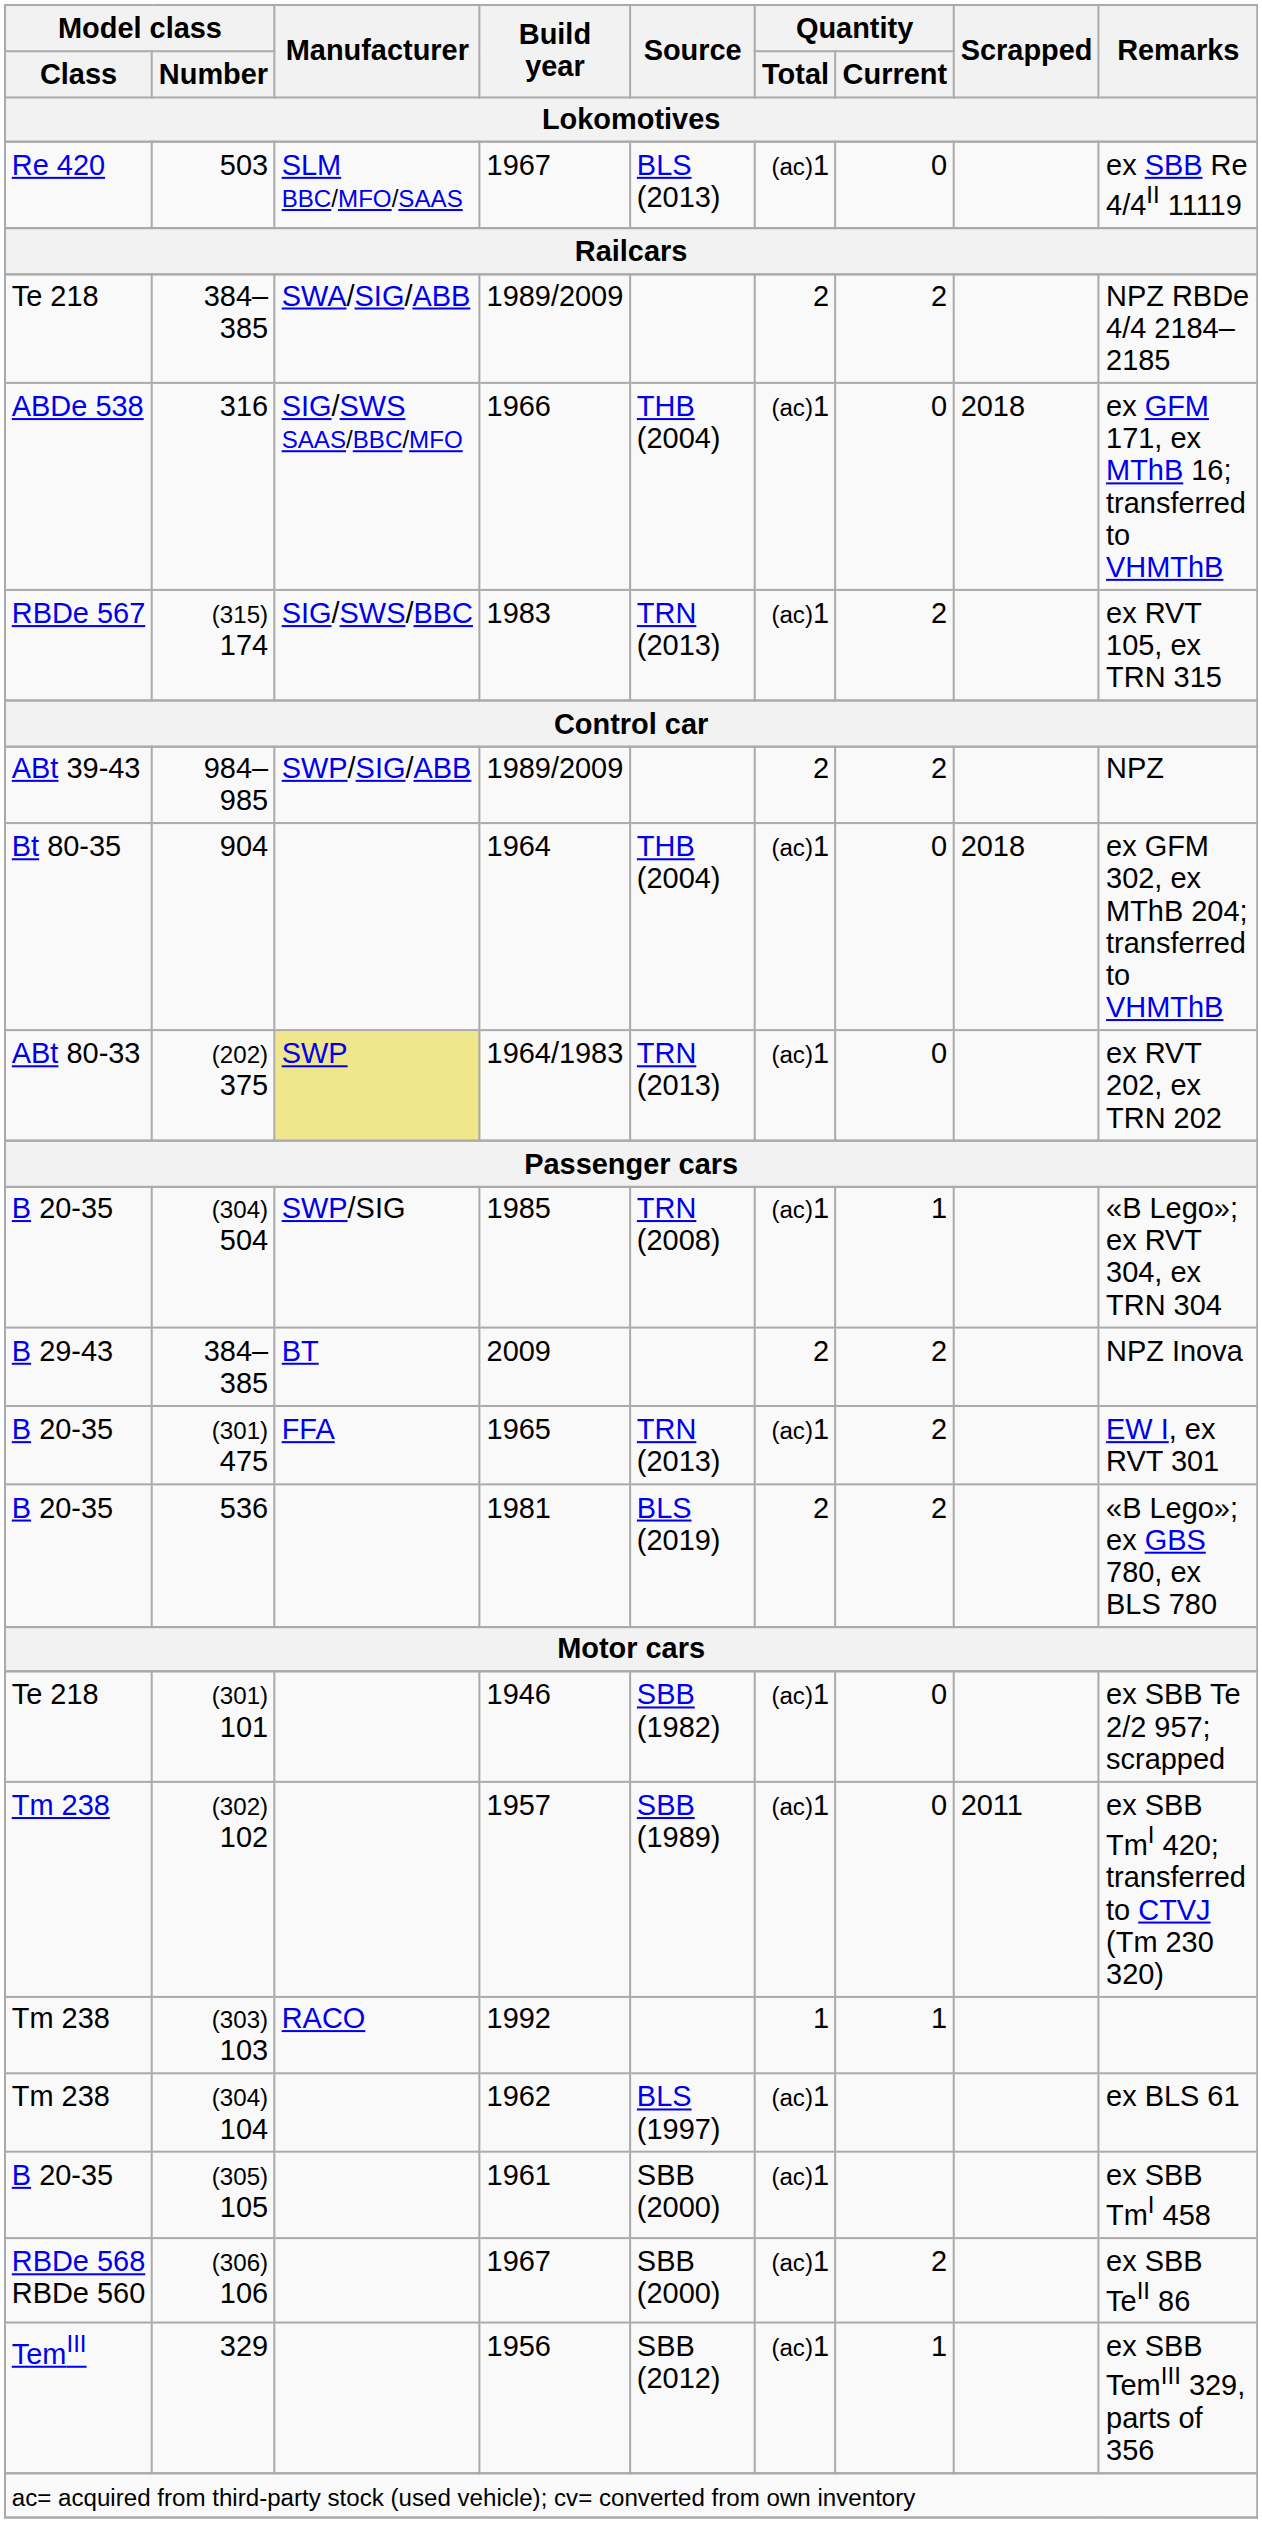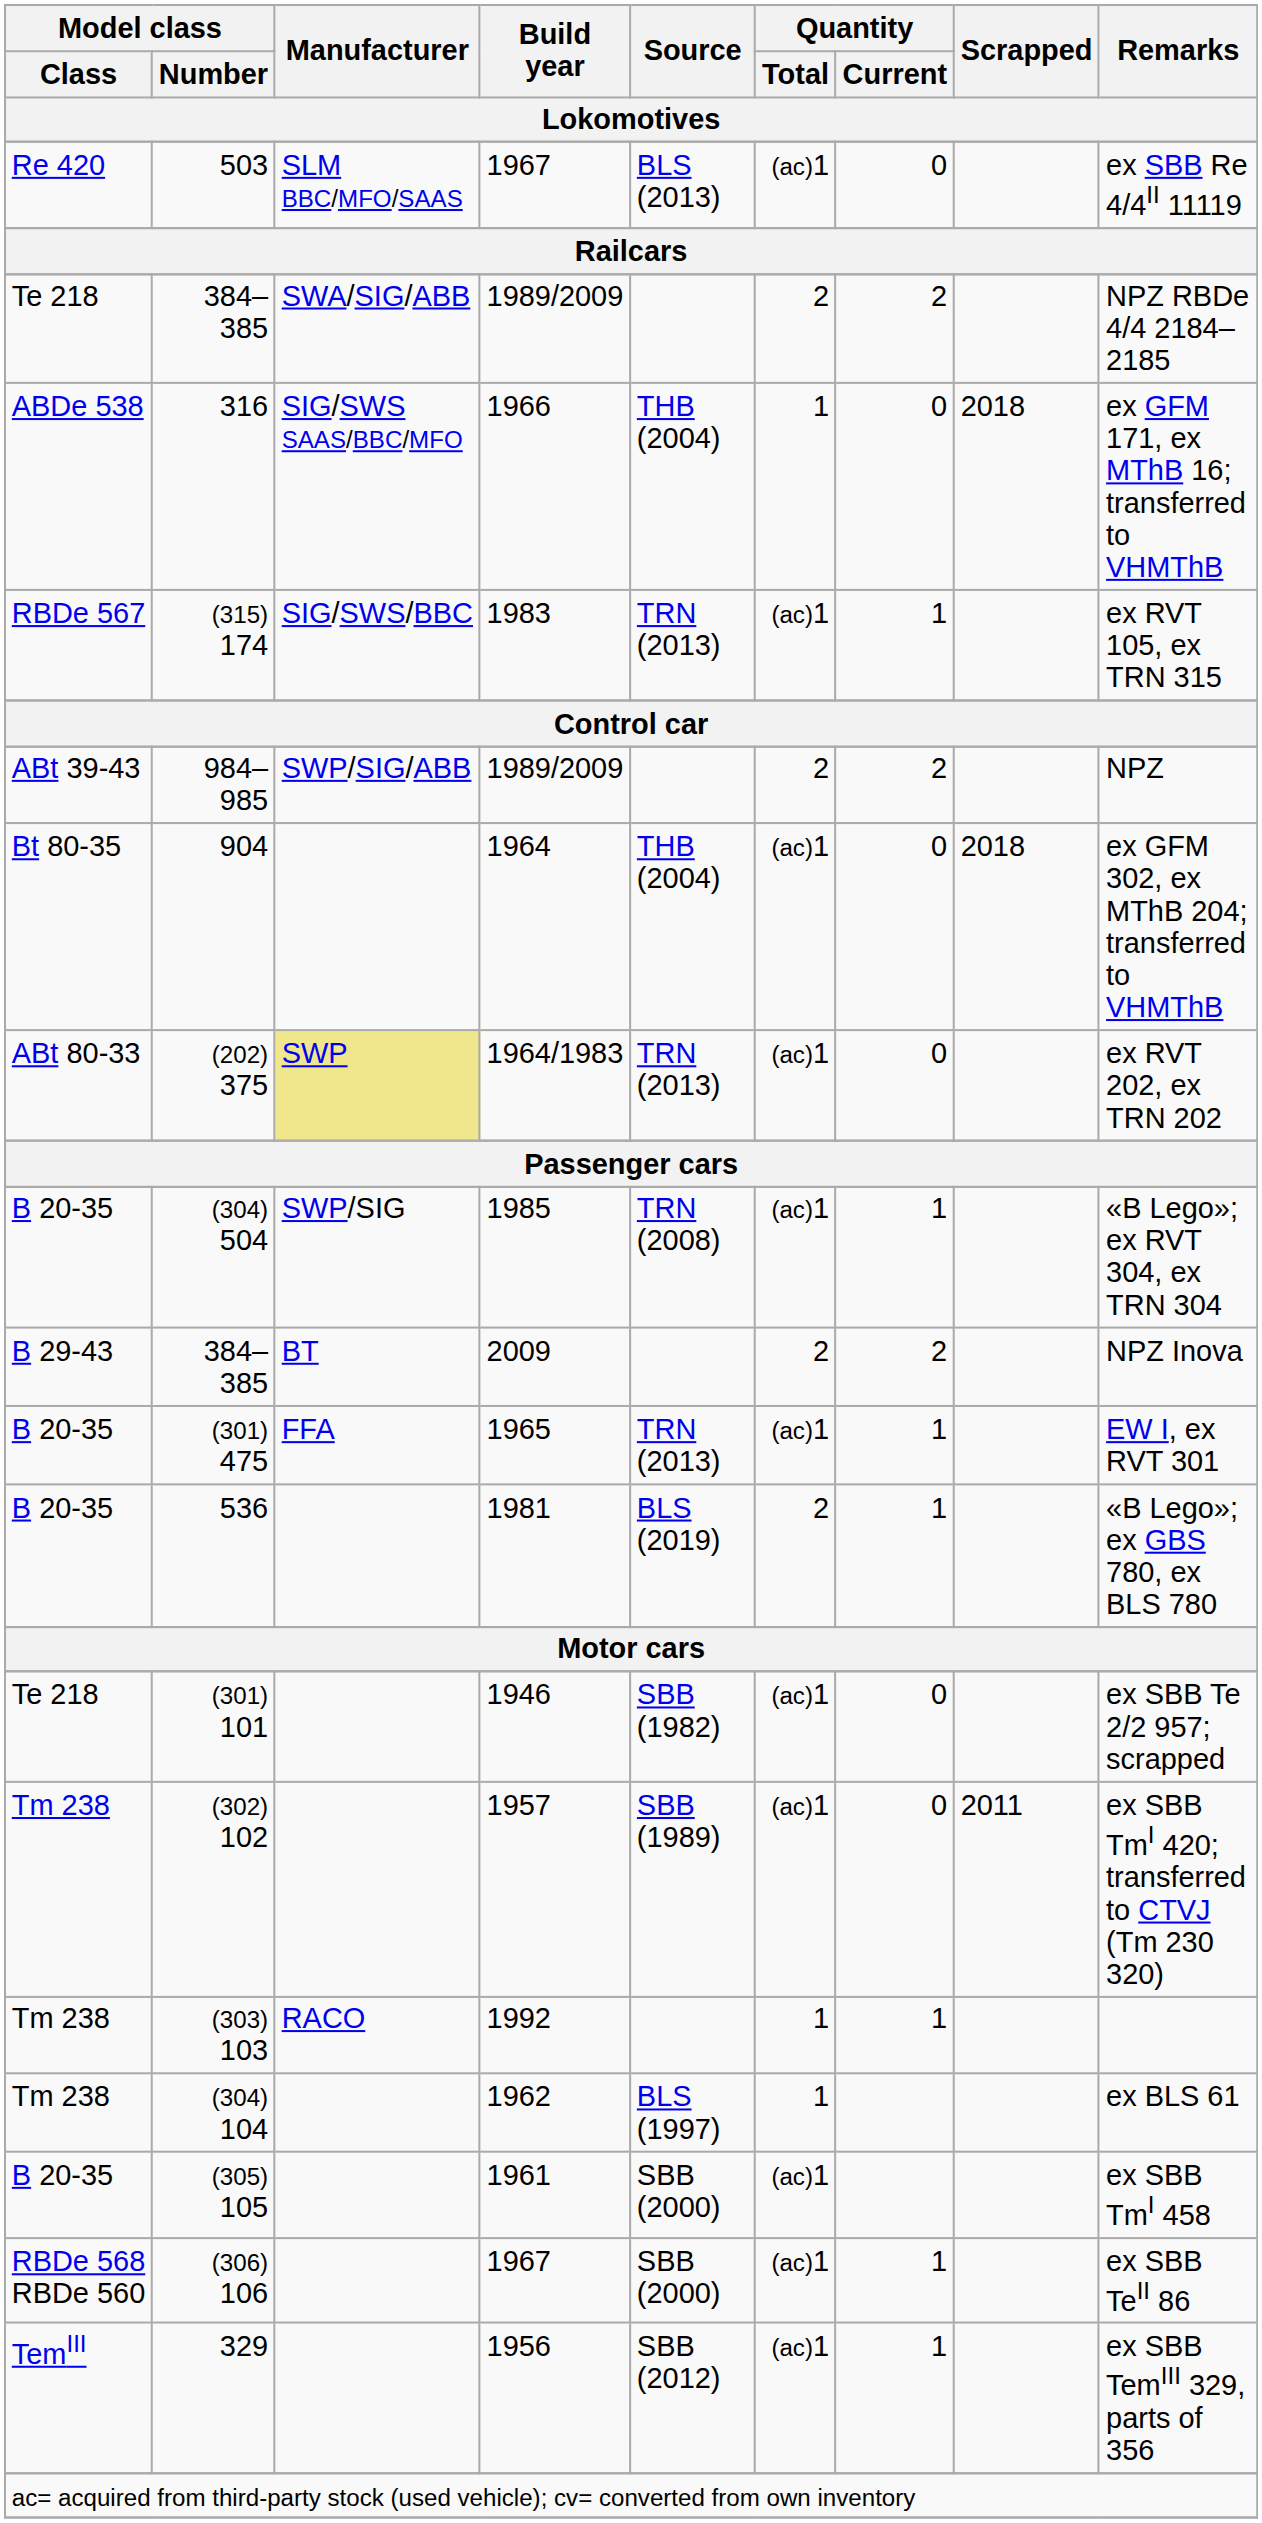(800, 407) (ac)1 -> (821, 407) 1
(939, 613) 2 -> (939, 613) 1
(939, 1429) 2 -> (939, 1429) 1
(939, 1507) 2 -> (939, 1507) 1
(800, 2097) (ac)1 -> (821, 2097) 1
(939, 2261) 2 -> (939, 2261) 1
